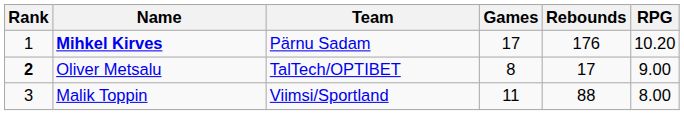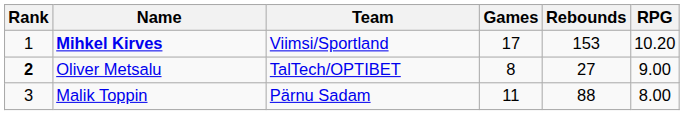(320, 43) Pärnu Sadam -> (329, 43) Viimsi/Sportland
(586, 43) 176 -> (586, 43) 153
(586, 69) 17 -> (586, 69) 27
(329, 95) Viimsi/Sportland -> (320, 95) Pärnu Sadam
